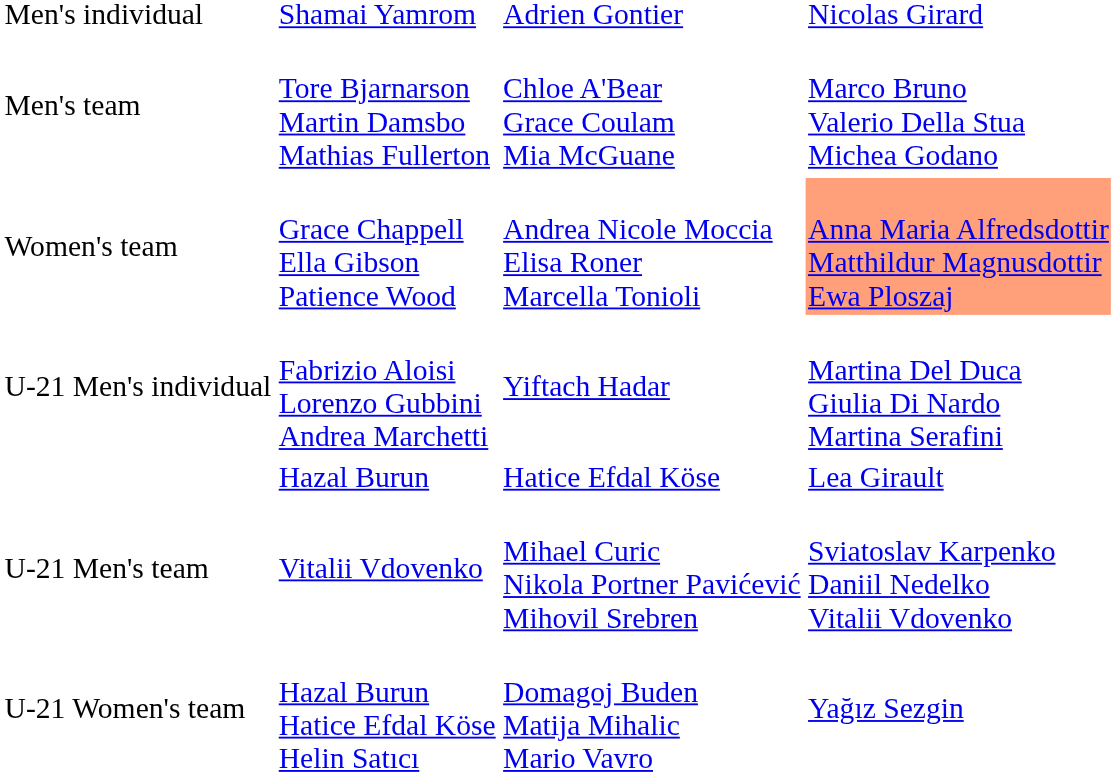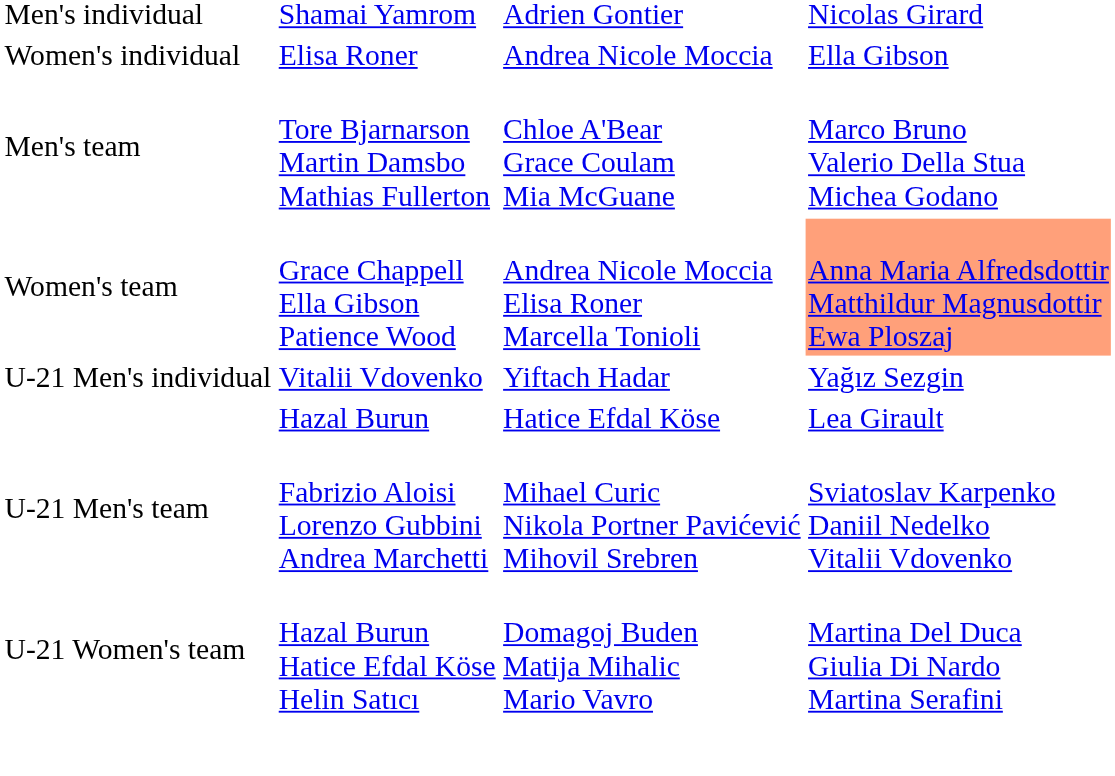+ row: (122, 55)
(384, 403) Fabrizio Aloisi Lorenzo Gubbini Andrea Marchetti -> (381, 377) Vitalii Vdovenko
(915, 403) Martina Del Duca Giulia Di Nardo Martina Serafini -> (886, 377) Yağız Sezgin
(381, 567) Vitalii Vdovenko -> (384, 525) Fabrizio Aloisi Lorenzo Gubbini Andrea Marchetti
(886, 708) Yağız Sezgin -> (915, 665) Martina Del Duca Giulia Di Nardo Martina Serafini
